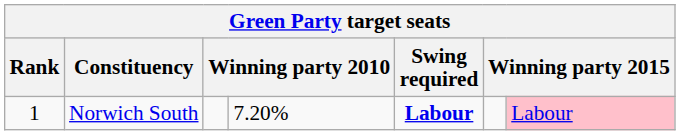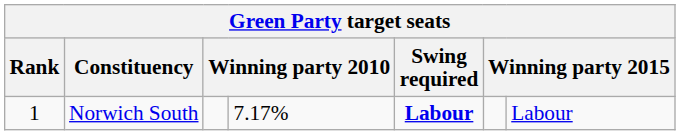(261, 112) 7.20% -> (261, 112) 7.17%
(542, 112) pink background -> (542, 112) no background
